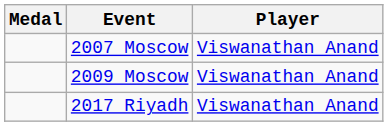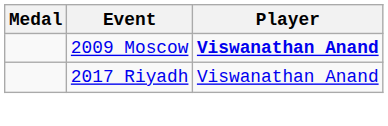- row: (130, 48)
(288, 77) normal -> (288, 48) bold
